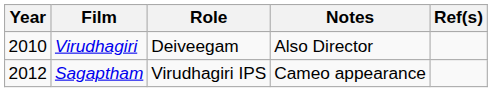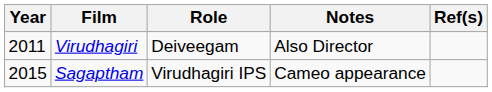(28, 45) 2010 -> (27, 45) 2011
(28, 73) 2012 -> (28, 73) 2015
